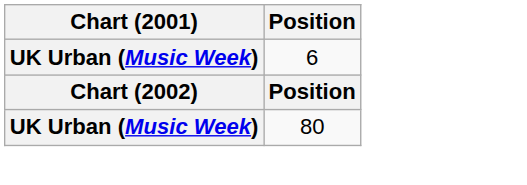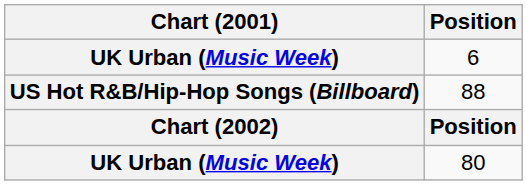+ row: (473, 92)
